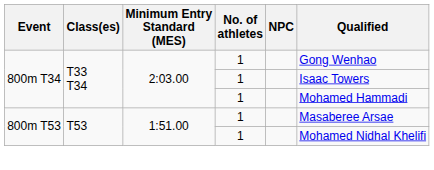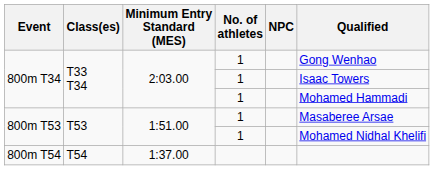+ row: (34, 155)
